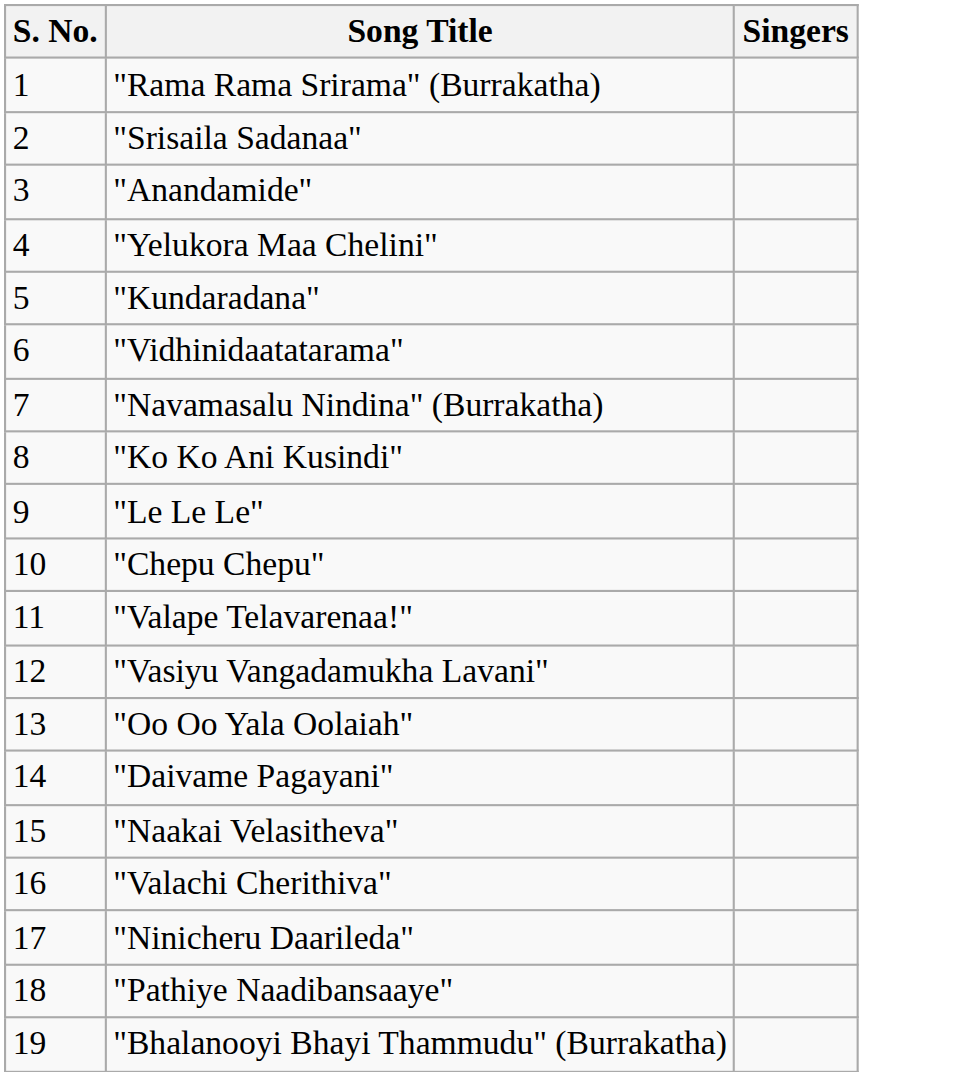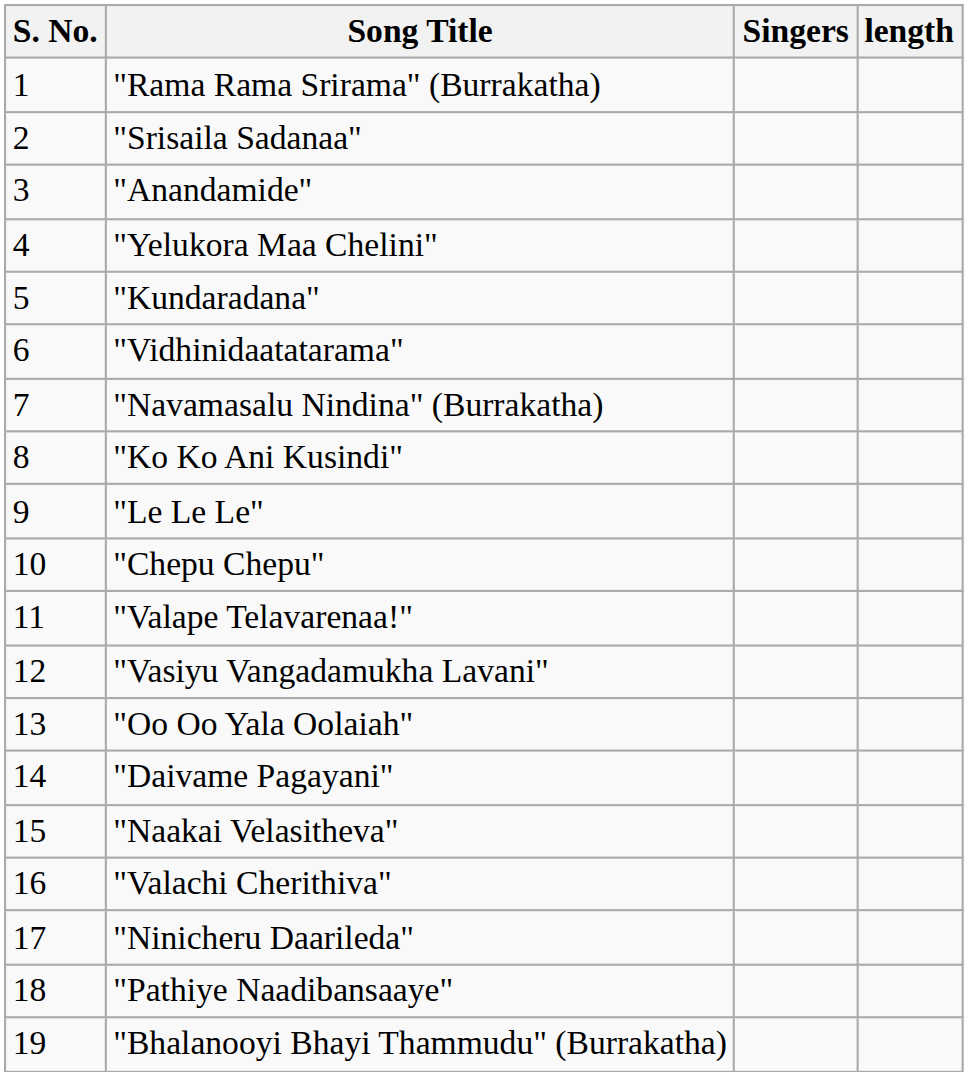+ column: (909, 31)
